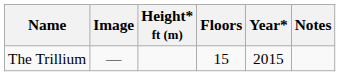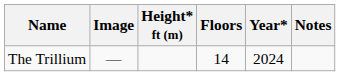(221, 58) 15 -> (221, 58) 14
(268, 58) 2015 -> (268, 58) 2024
